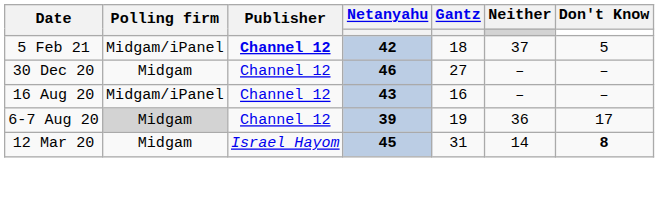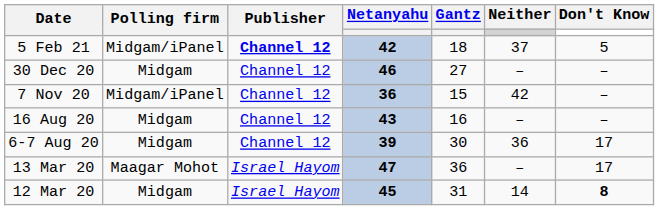+ row: (54, 95)
(165, 95) Midgam/iPanel -> (165, 119) Midgam
(165, 119) lightgrey background -> (165, 143) no background
(458, 119) 19 -> (458, 143) 30
+ row: (54, 167)
